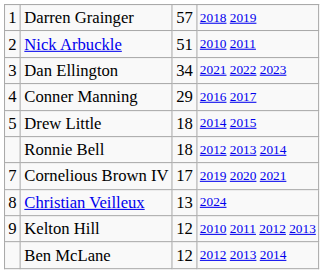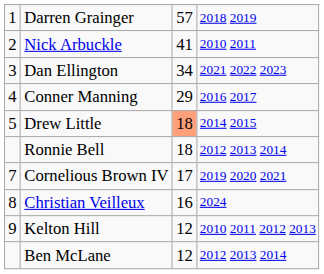(185, 44) 51 -> (185, 44) 41
(185, 123) no background -> (185, 123) lightsalmon background
(185, 202) 13 -> (185, 202) 16
